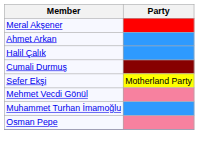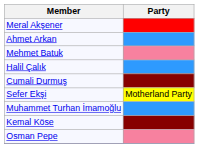+ row: (35, 53)
- row: (47, 95)
+ row: (30, 123)
